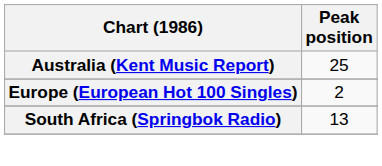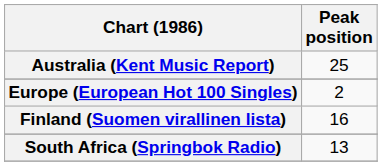+ row: (153, 119)
